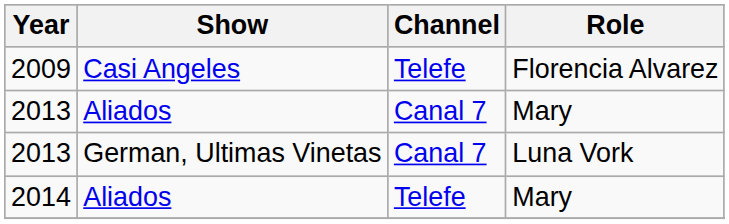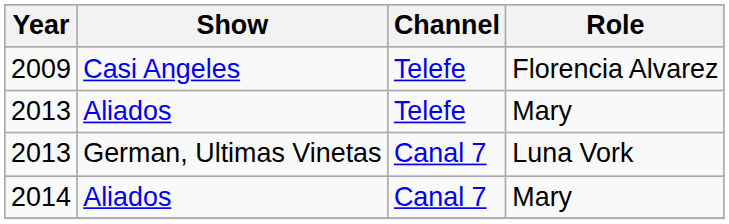(440, 111) Canal 7 -> (430, 111) Telefe
(430, 196) Telefe -> (440, 196) Canal 7
